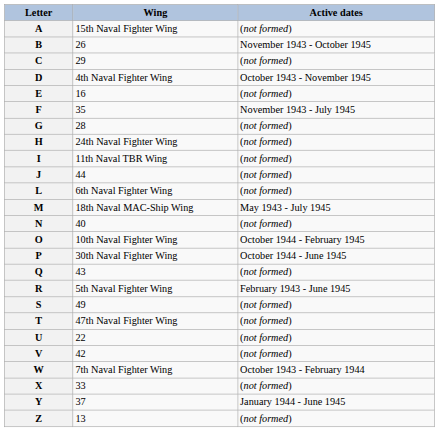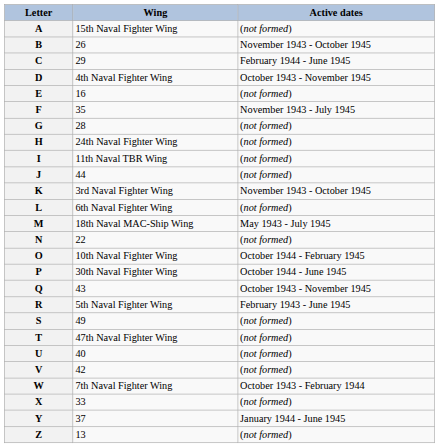(266, 61) (not formed) -> (295, 61) February 1944 - June 1945
+ row: (39, 191)
(81, 223) 40 -> (81, 239) 22
(266, 272) (not formed) -> (306, 288) October 1943 - November 1945
(81, 337) 22 -> (81, 353) 40
